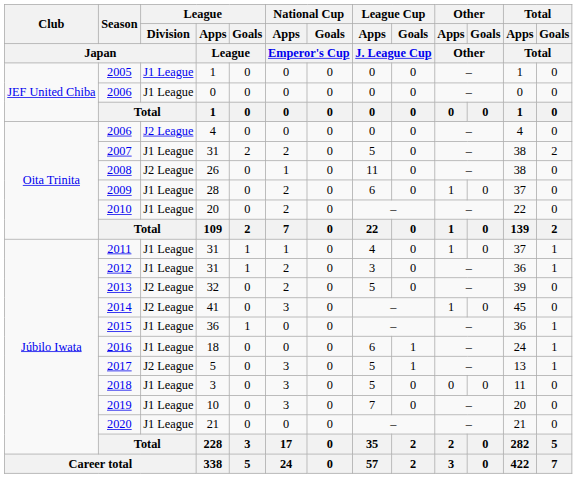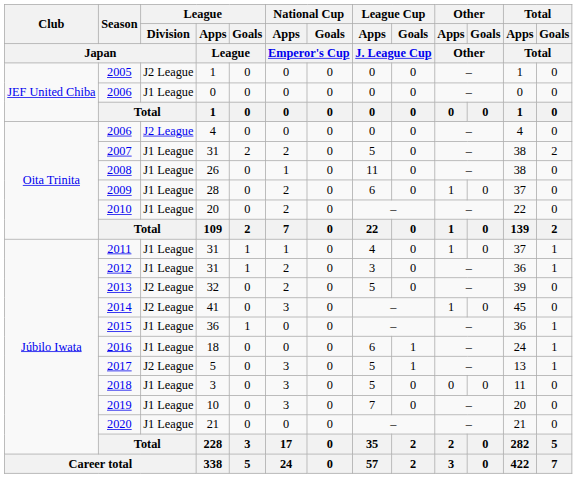(168, 72) J1 League -> (168, 72) J2 League
(168, 170) J2 League -> (168, 170) J1 League
